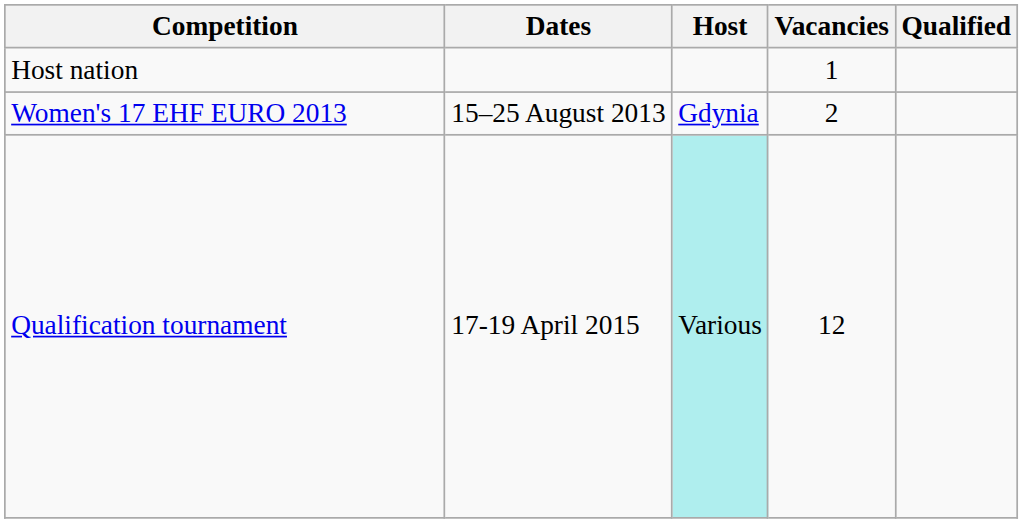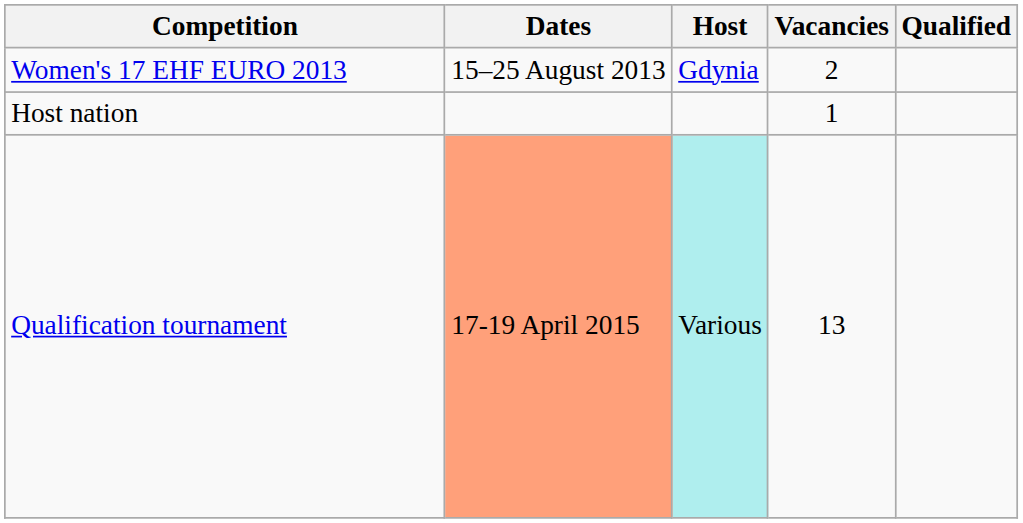rows swapped: (75, 69) <-> (179, 112)
(546, 325) no background -> (546, 325) lightsalmon background
(832, 325) 12 -> (832, 325) 13
